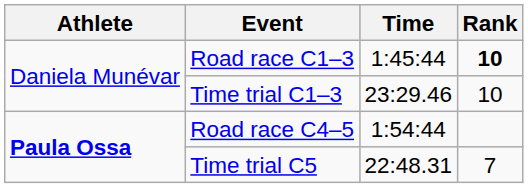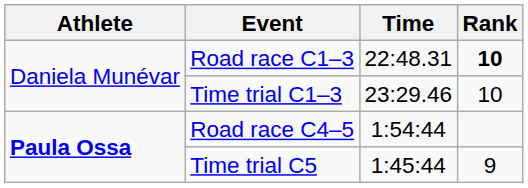(408, 58) 1:45:44 -> (408, 58) 22:48.31
(408, 165) 22:48.31 -> (408, 165) 1:45:44
(490, 165) 7 -> (490, 165) 9
